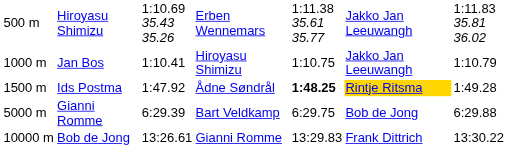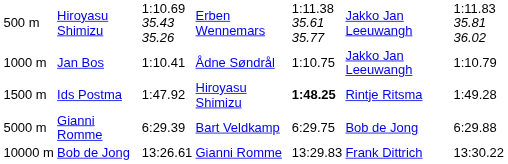(221, 63) Hiroyasu Shimizu -> (235, 63) Ådne Søndrål
(235, 88) Ådne Søndrål -> (221, 95) Hiroyasu Shimizu
(384, 88) gold background -> (384, 95) no background
